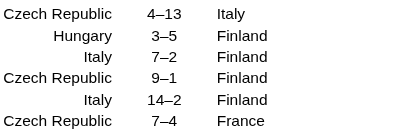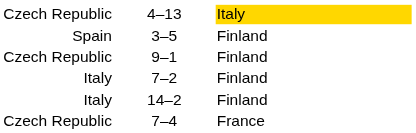(231, 14) no background -> (231, 14) gold background
(83, 35) Hungary -> (92, 35) Spain
rows swapped: (164, 78) <-> (164, 57)
